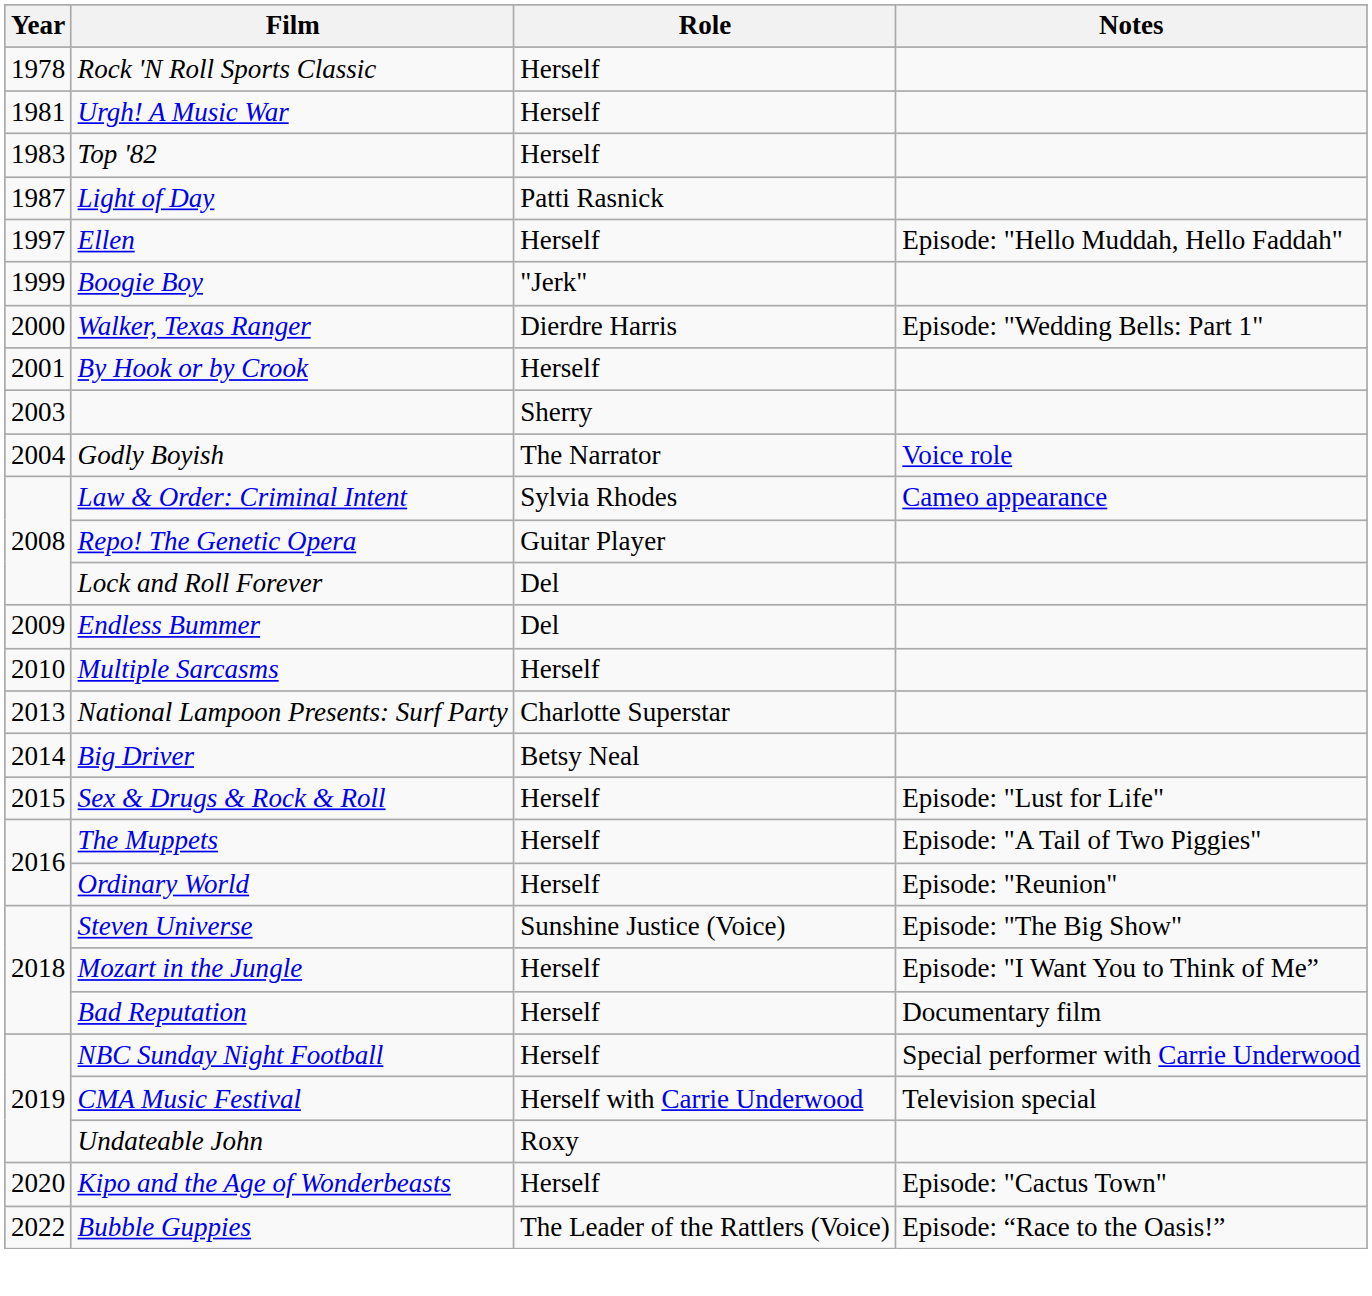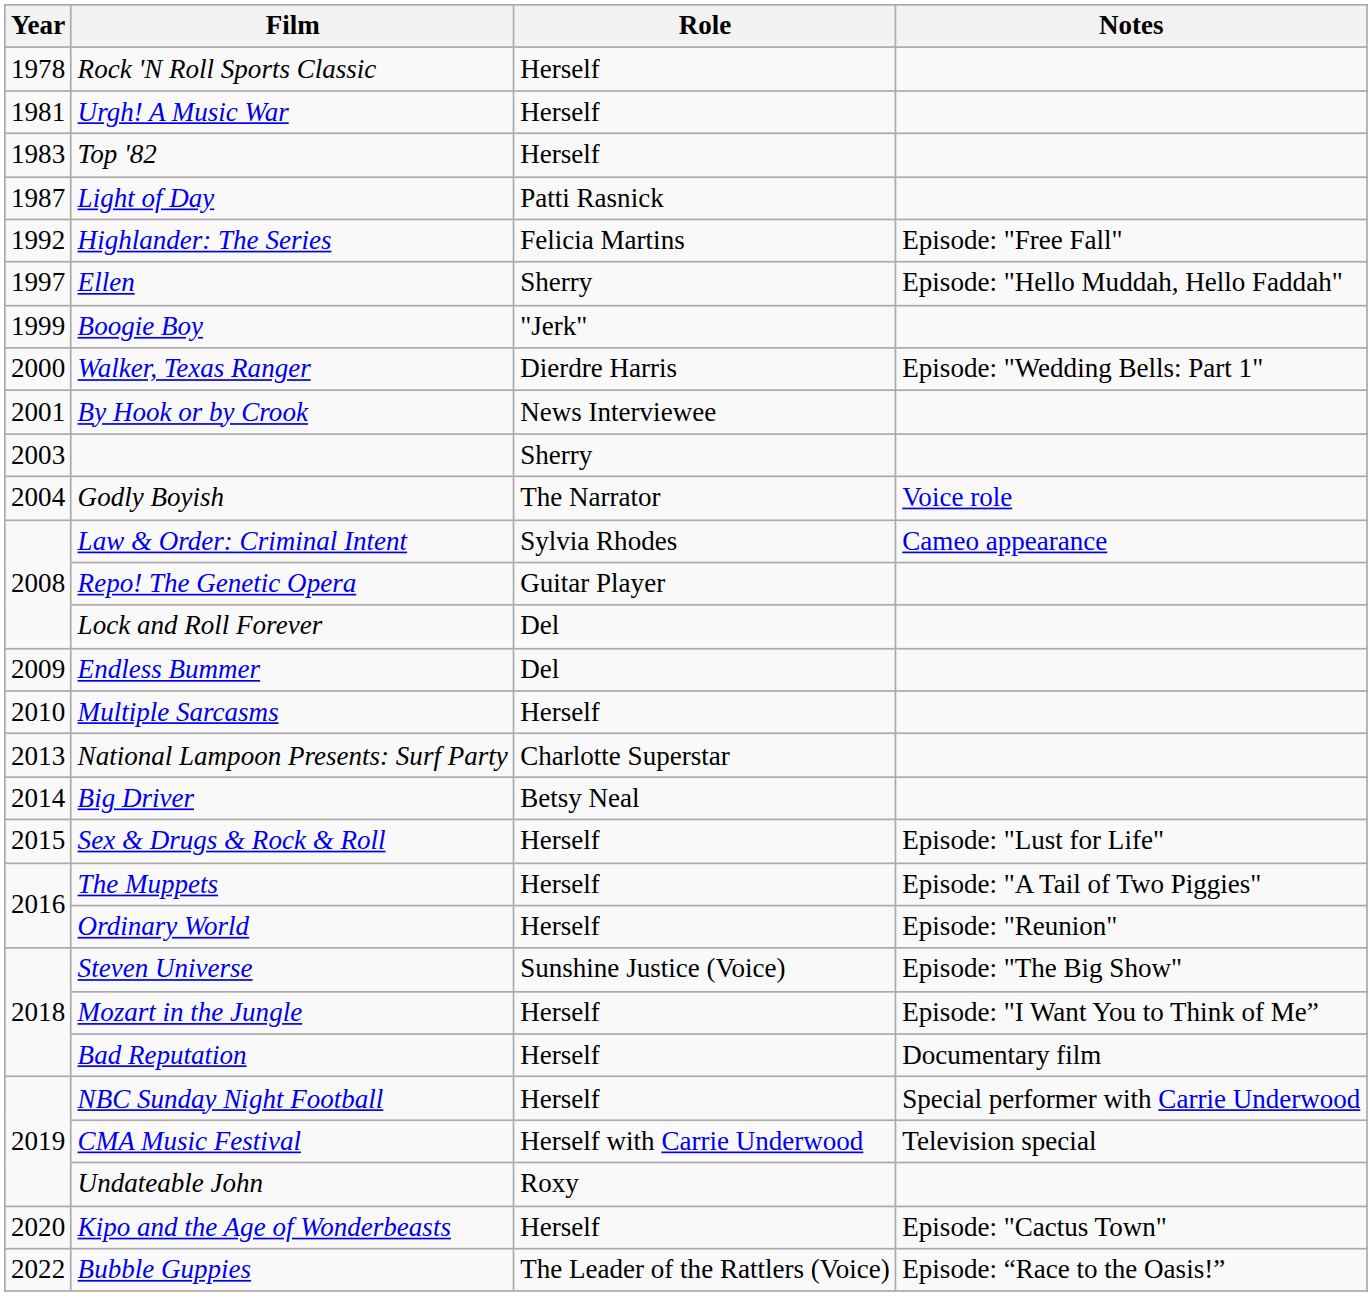+ row: (205, 240)
(560, 240) Herself -> (556, 283) Sherry
(560, 369) Herself -> (618, 411) News Interviewee
